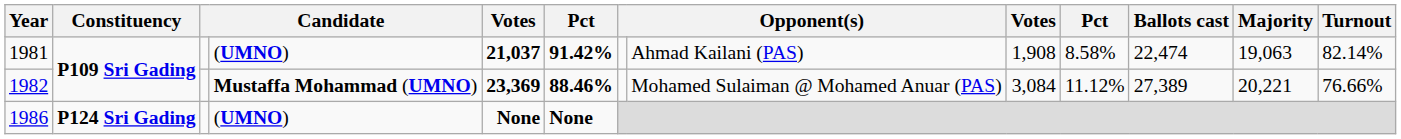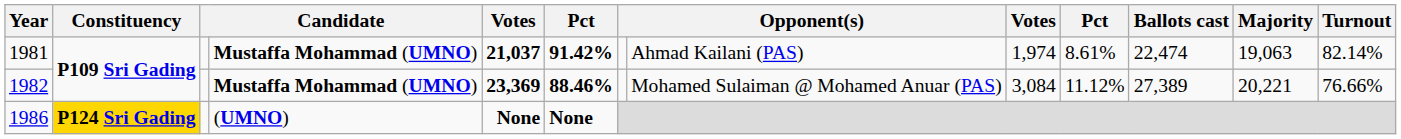(251, 52) (UMNO) -> (345, 52) Mustaffa Mohammad (UMNO)
(1034, 52) 1,908 -> (1034, 52) 1,974
(1090, 52) 8.58% -> (1090, 52) 8.61%
(126, 117) no background -> (126, 117) gold background
